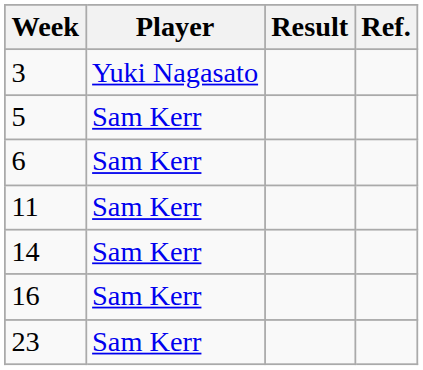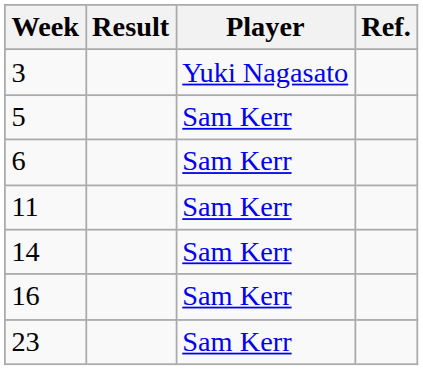columns swapped: (310, 26) <-> (175, 26)
